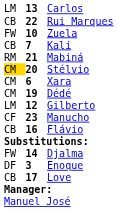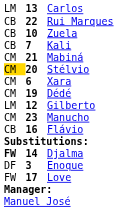(10, 33) FW -> (10, 33) CB
(10, 57) RM -> (10, 57) CM
(10, 117) CF -> (10, 117) CM
(10, 154) normal -> (10, 154) bold
(10, 178) CB -> (10, 178) FW
